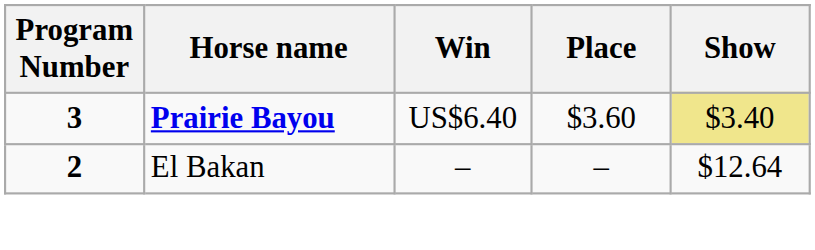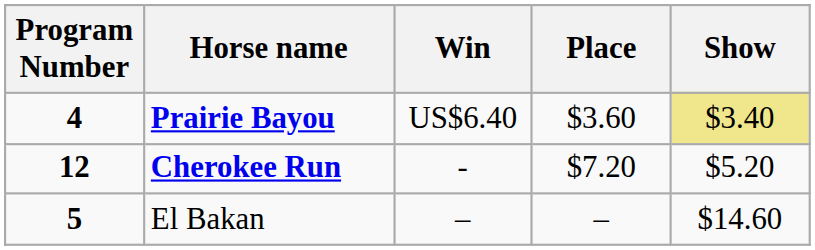(74, 117) 3 -> (74, 117) 4
+ row: (246, 168)
(74, 168) 2 -> (74, 219) 5
(740, 168) $12.64 -> (740, 219) $14.60
